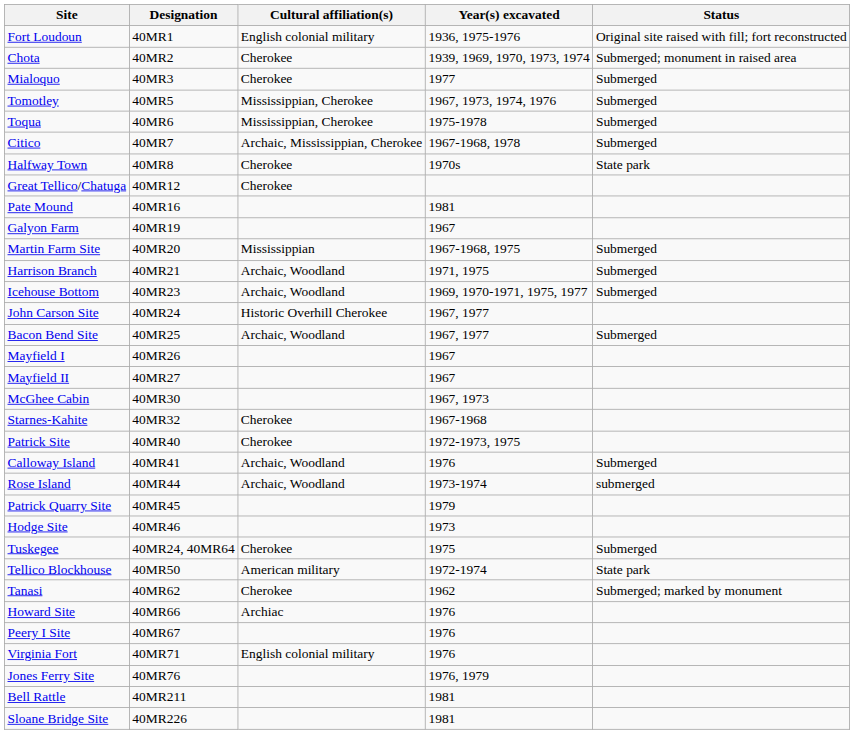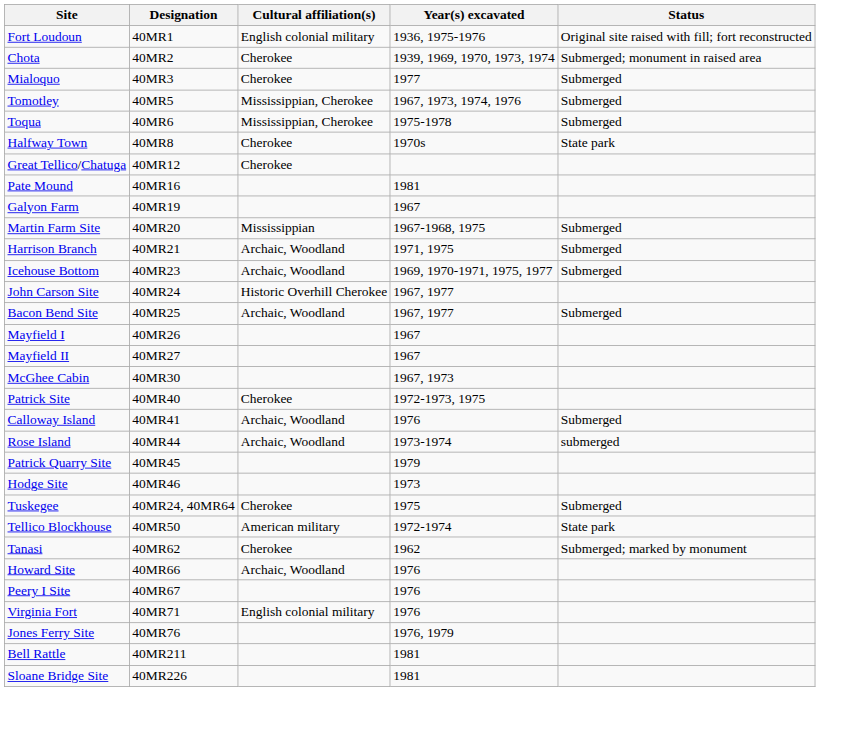- row: (24, 143)
- row: (47, 420)
(262, 611) Archiac -> (293, 569) Archaic, Woodland
